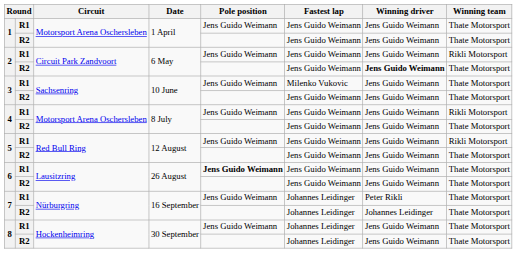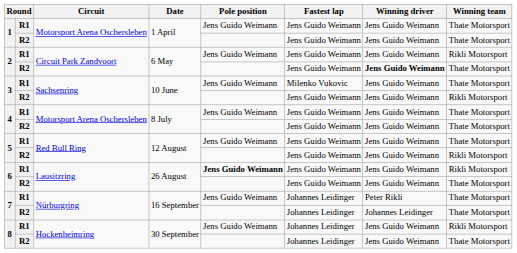(479, 97) Thate Motorsport -> (478, 97) Rikli Motorsport
(478, 111) Rikli Motorsport -> (479, 111) Thate Motorsport
(478, 140) Rikli Motorsport -> (479, 140) Thate Motorsport
(479, 154) Thate Motorsport -> (478, 154) Rikli Motorsport
(479, 169) Thate Motorsport -> (478, 169) Rikli Motorsport
(479, 226) Thate Motorsport -> (478, 226) Rikli Motorsport
